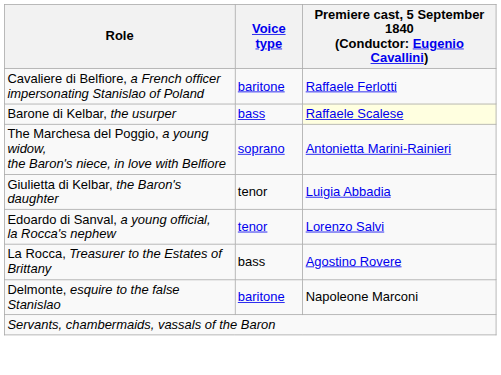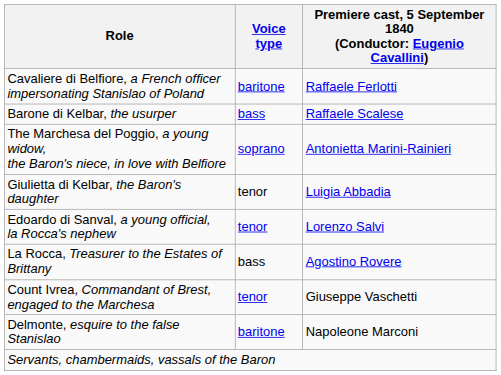(355, 114) lightyellow background -> (355, 114) no background
+ row: (109, 297)
